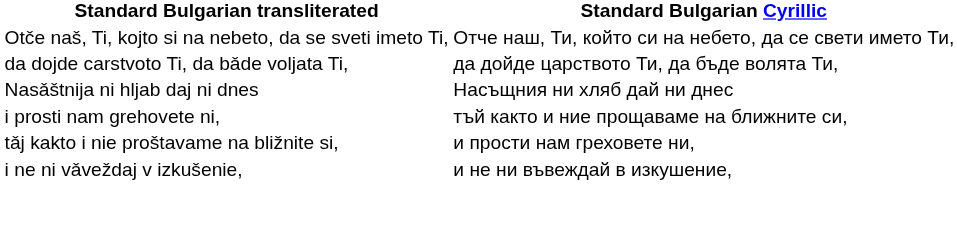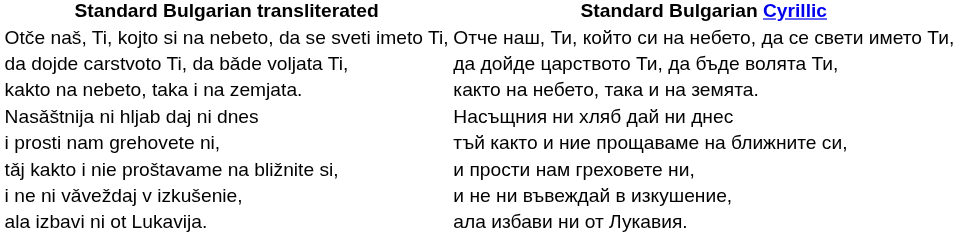+ row: (153, 90)
+ row: (106, 222)
